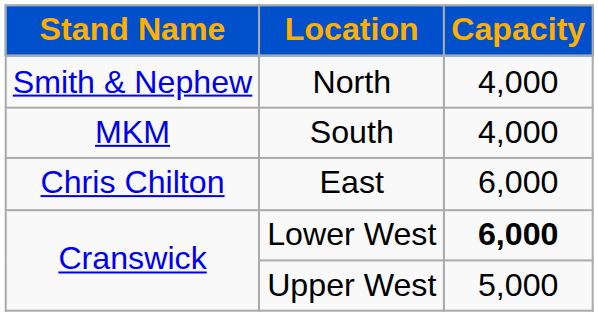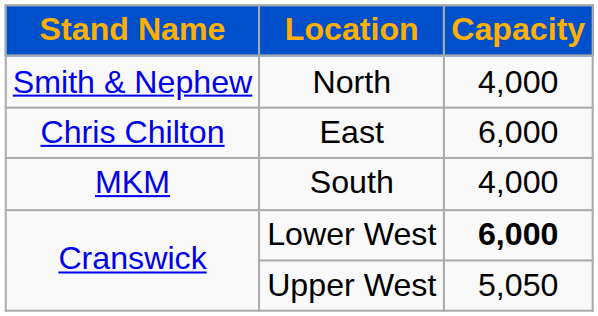rows swapped: (352, 183) <-> (352, 132)
(518, 285) 5,000 -> (518, 285) 5,050
